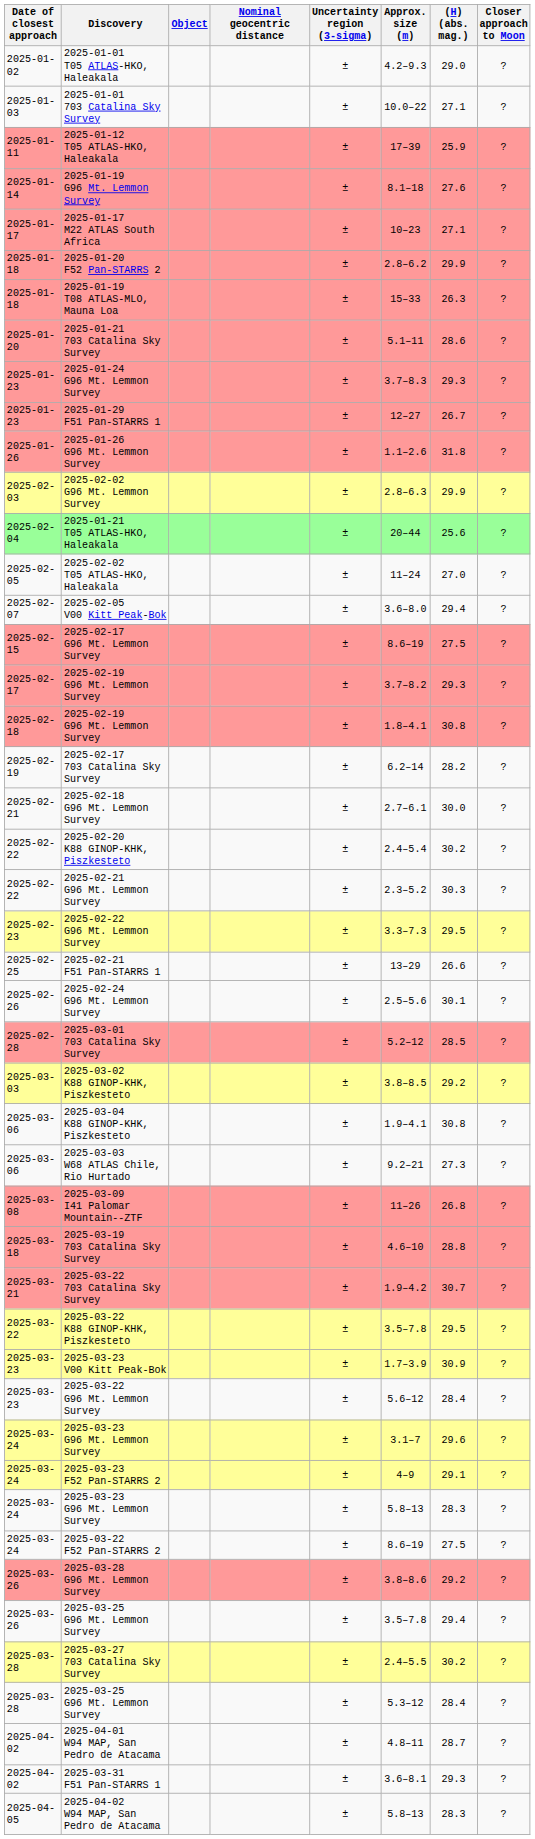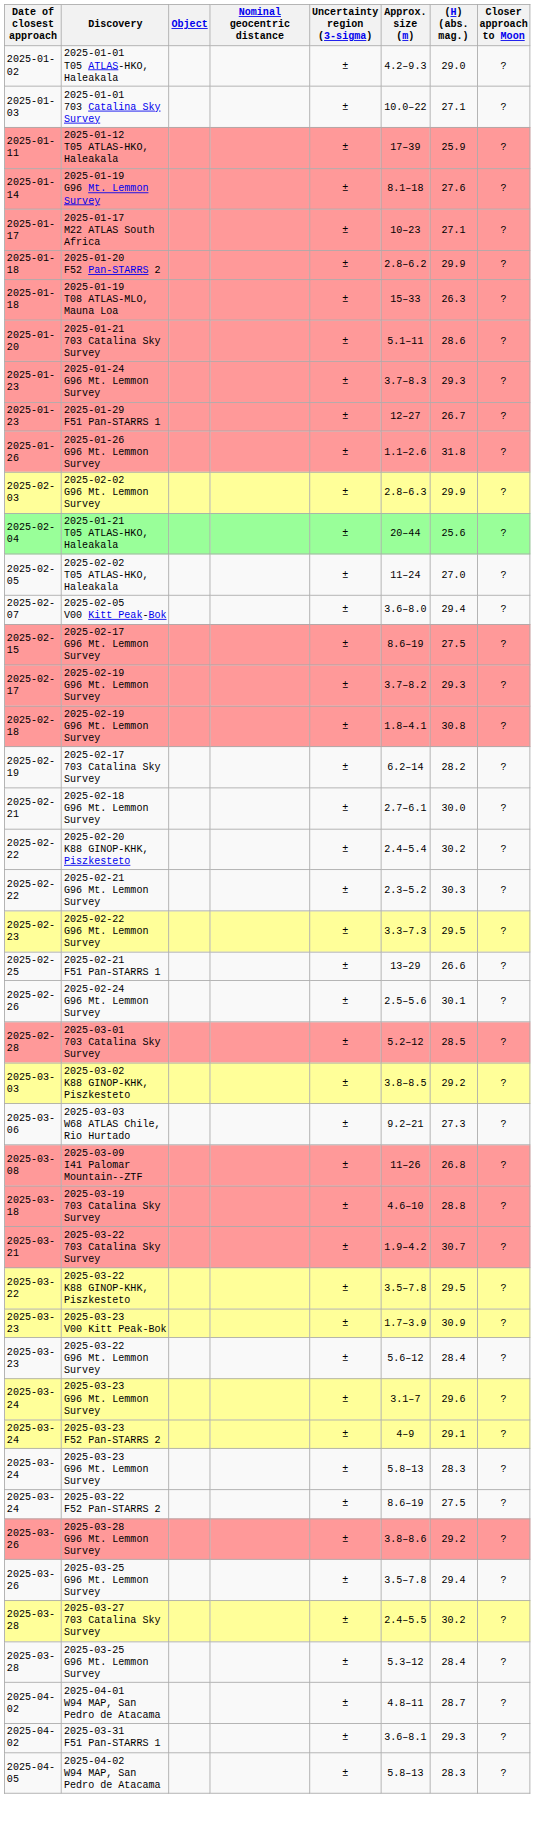- row: (31, 1124)
